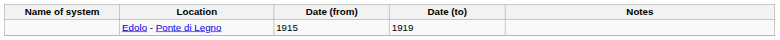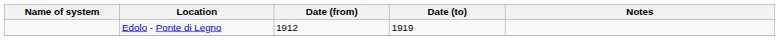(287, 27) 1915 -> (287, 27) 1912
